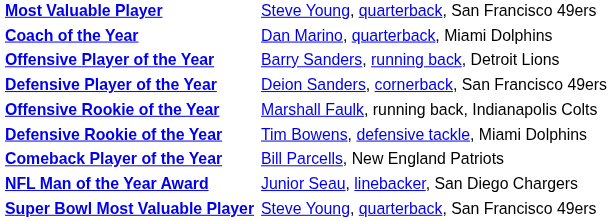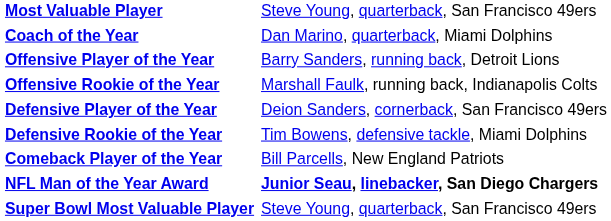rows swapped: (111, 85) <-> (112, 109)
(420, 184) normal -> (430, 184) bold
